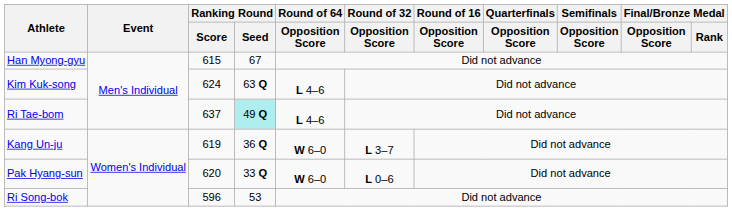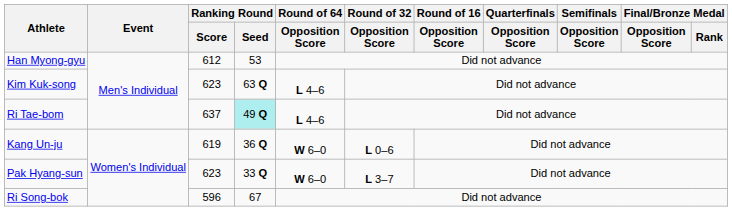(212, 61) 615 -> (212, 61) 612
(255, 61) 67 -> (255, 61) 53
(212, 85) 624 -> (212, 85) 623
(379, 150) L 3–7 -> (379, 150) L 0–6
(212, 174) 620 -> (212, 174) 623
(379, 180) L 0–6 -> (379, 180) L 3–7
(255, 198) 53 -> (255, 198) 67
